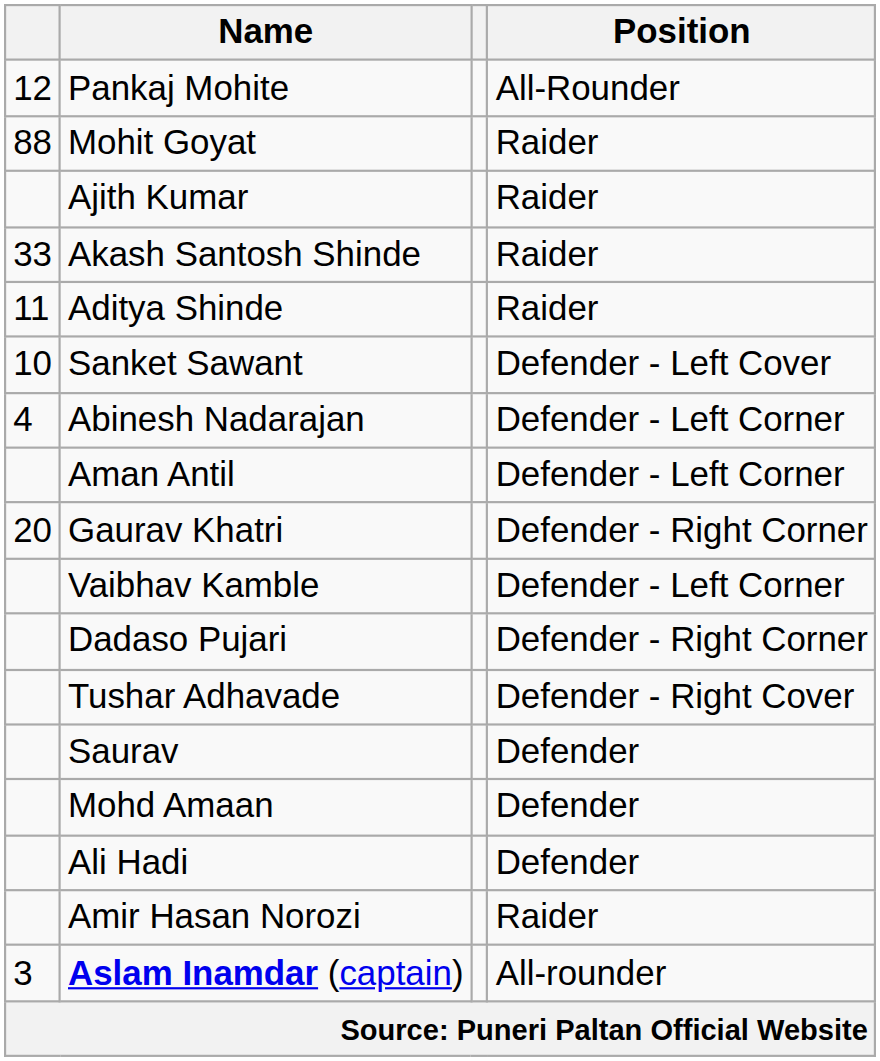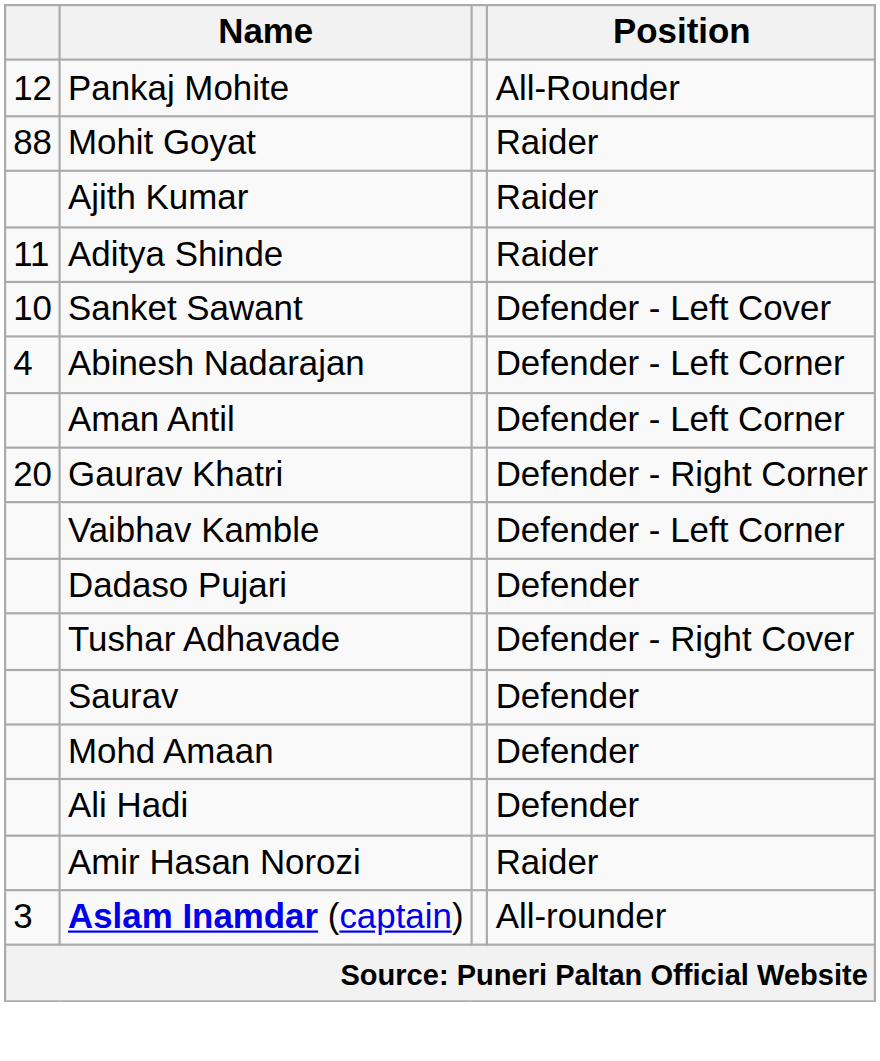- row: (244, 253)
(682, 640) Defender - Right Corner -> (567, 585) Defender
